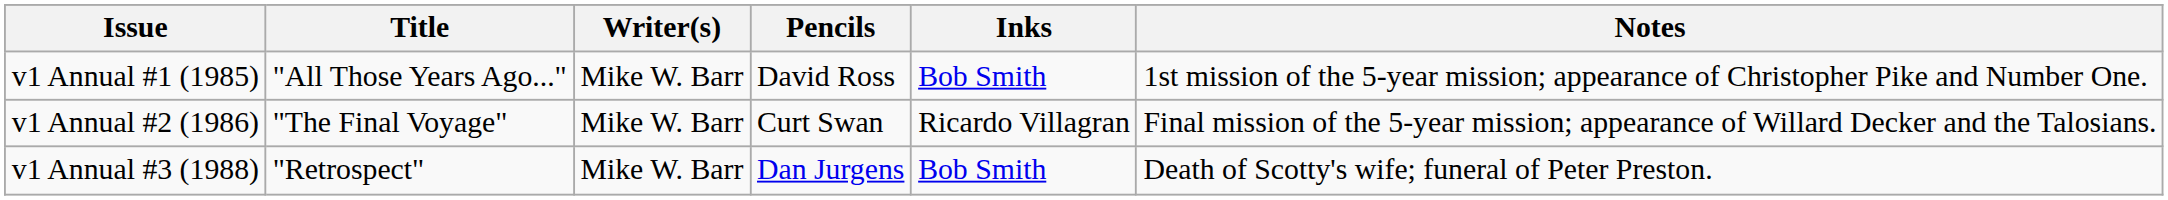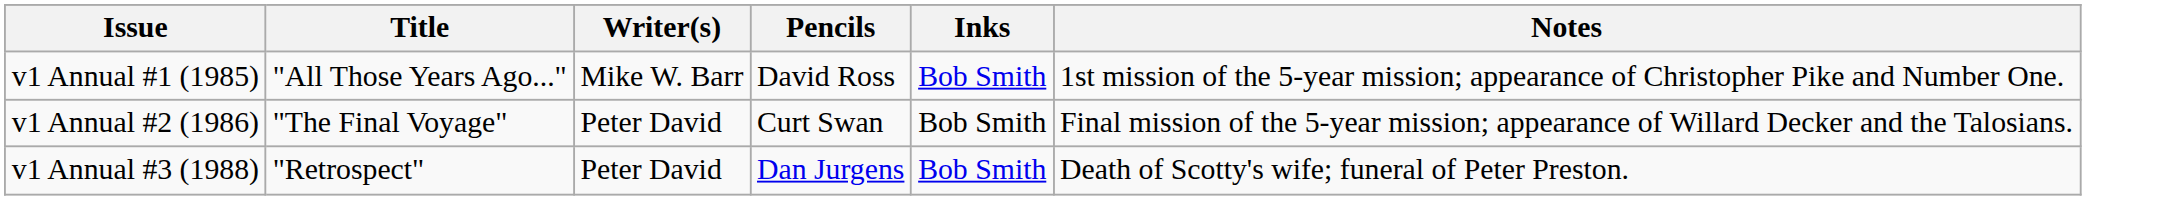(662, 122) Mike W. Barr -> (651, 122) Peter David
(1024, 122) Ricardo Villagran -> (982, 122) Bob Smith
(662, 169) Mike W. Barr -> (651, 169) Peter David
